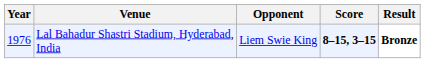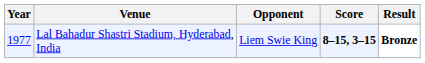(19, 41) 1976 -> (19, 41) 1977
